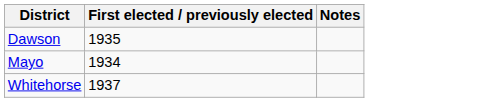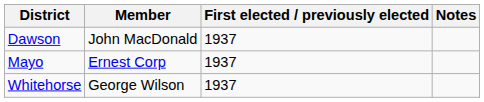+ column: (143, 16)
(104, 39) 1935 -> (220, 39) 1937
(104, 62) 1934 -> (220, 62) 1937
